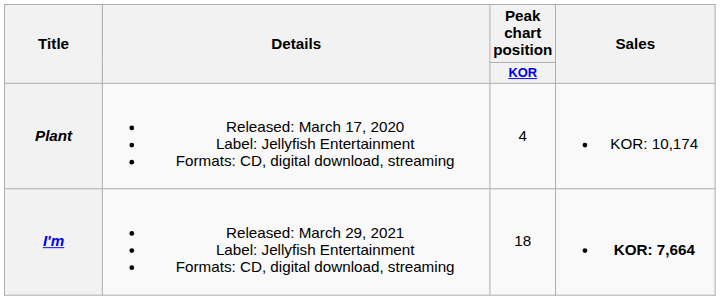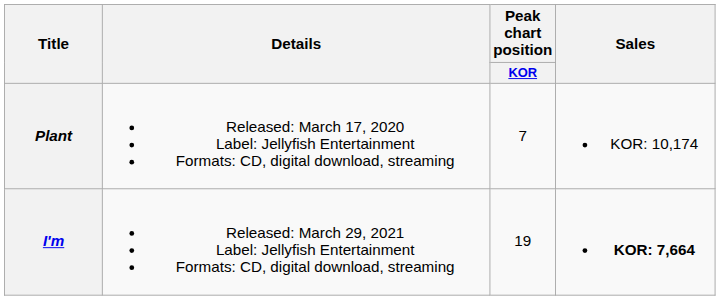(523, 136) 4 -> (523, 136) 7
(523, 241) 18 -> (523, 241) 19
